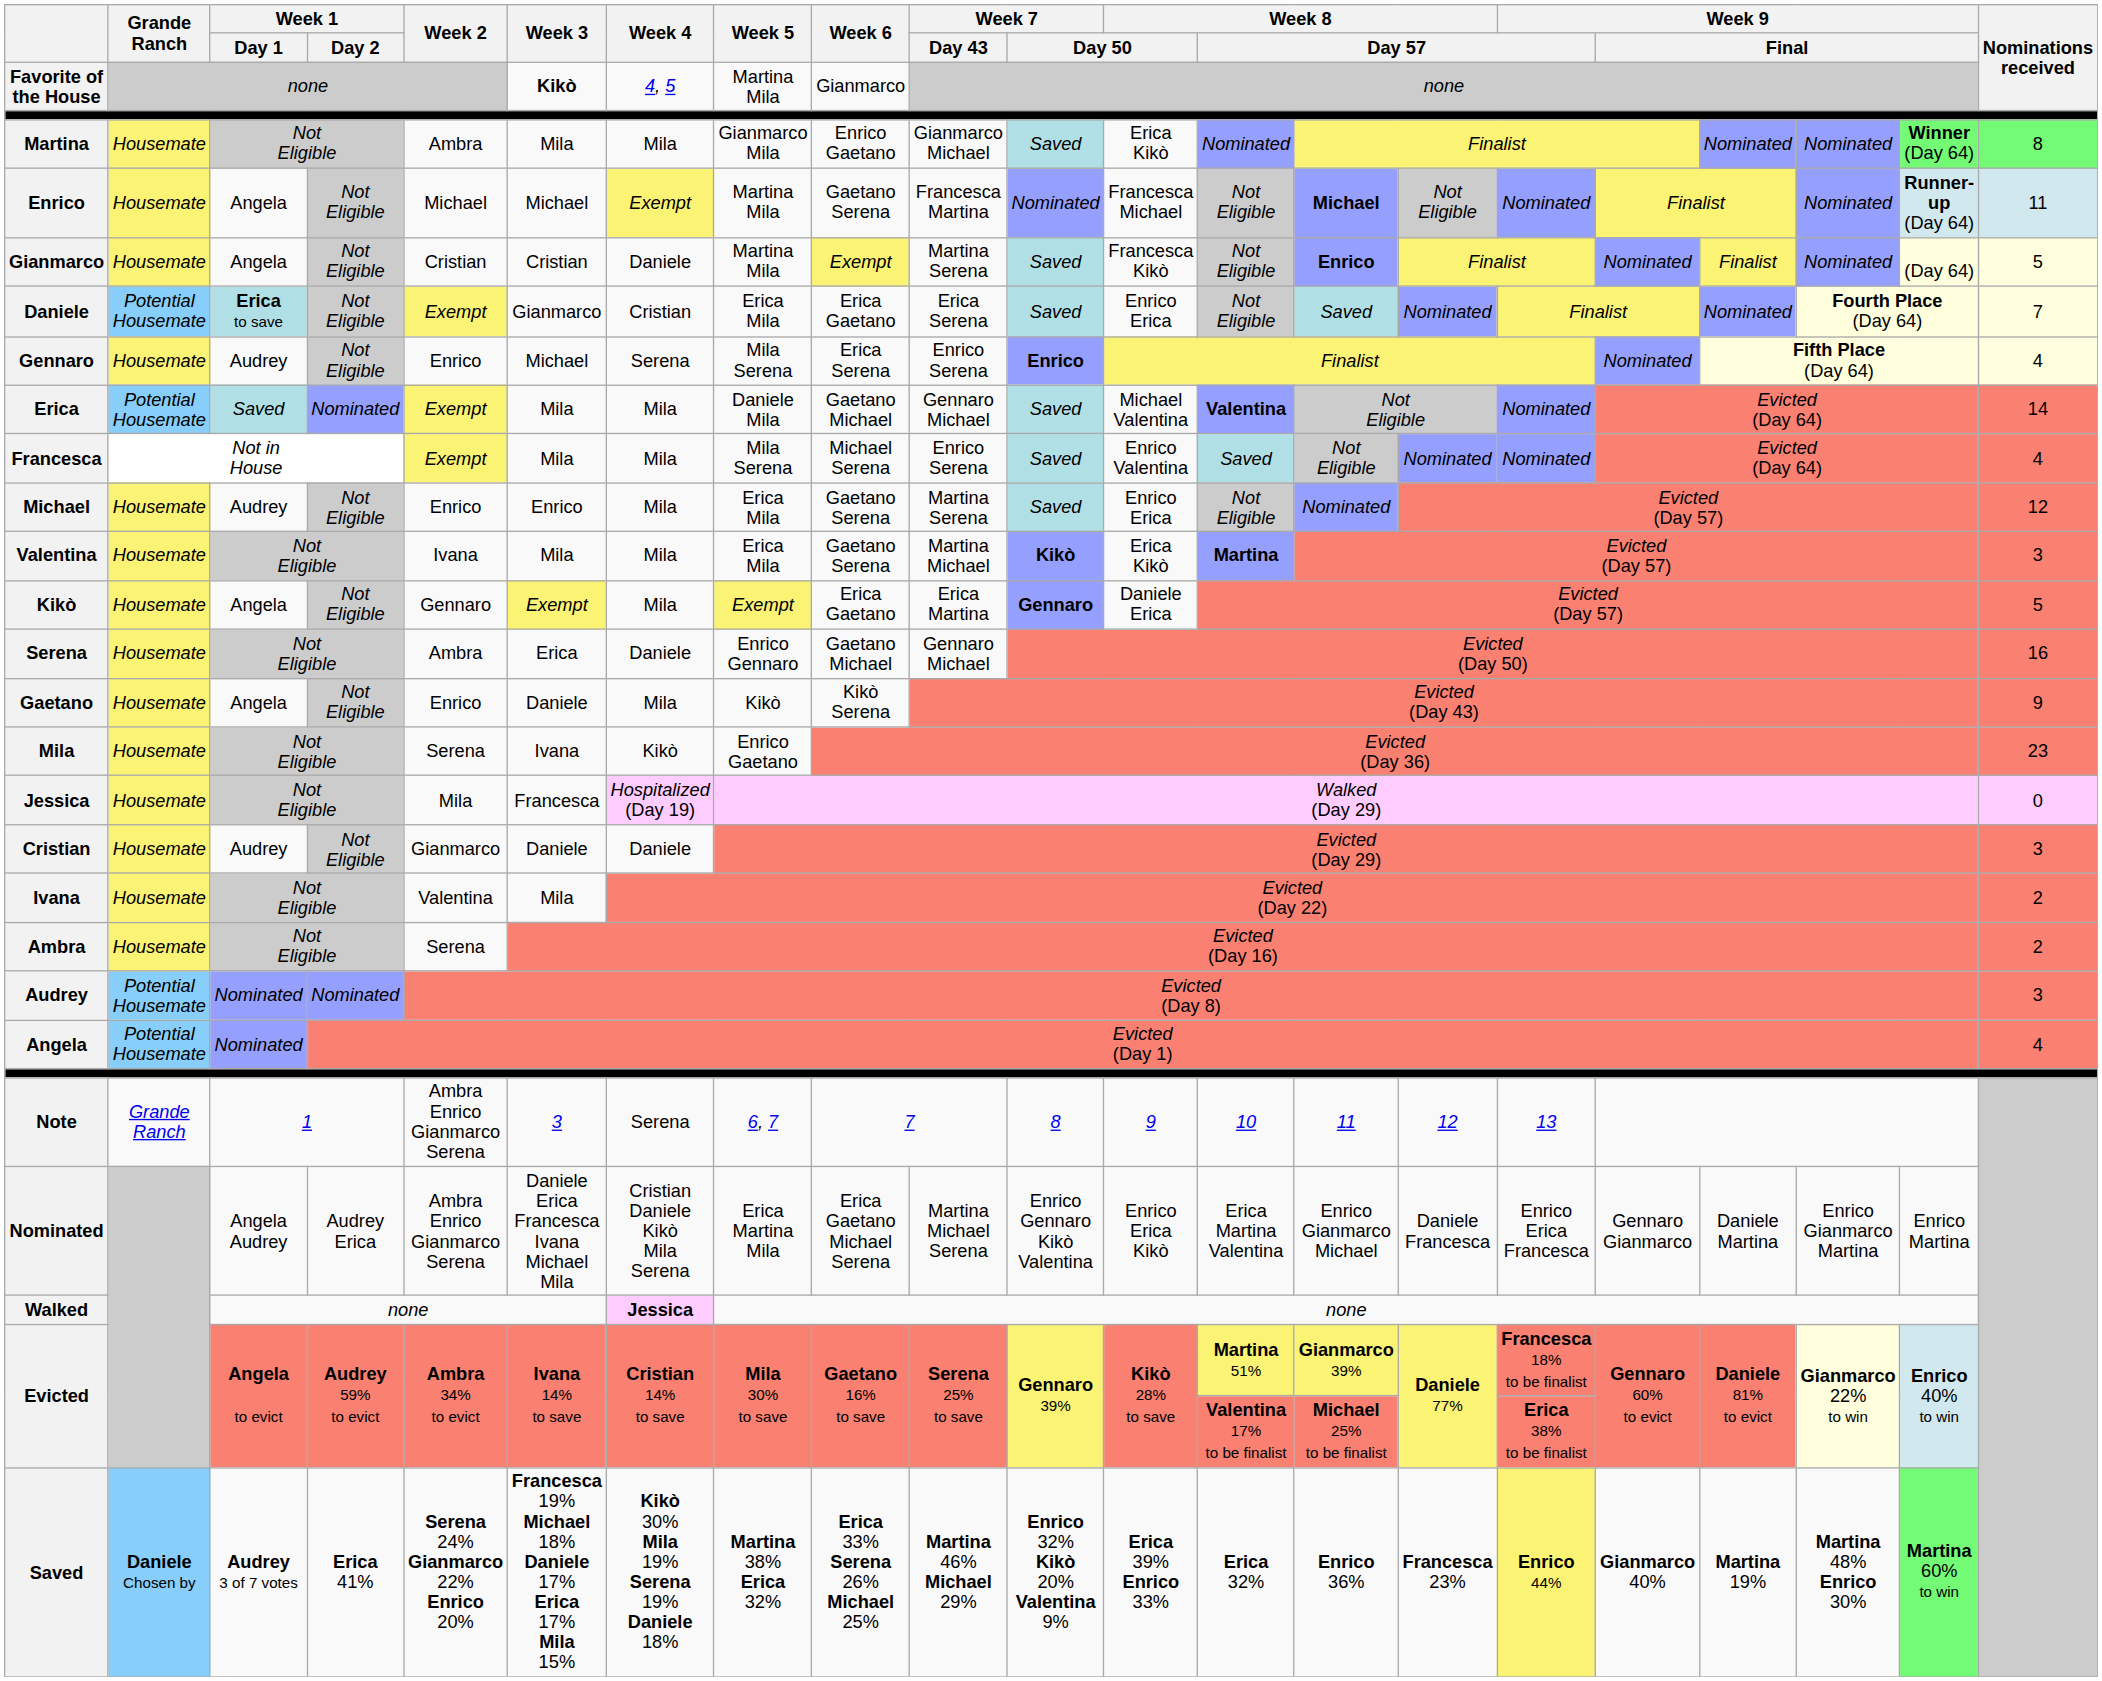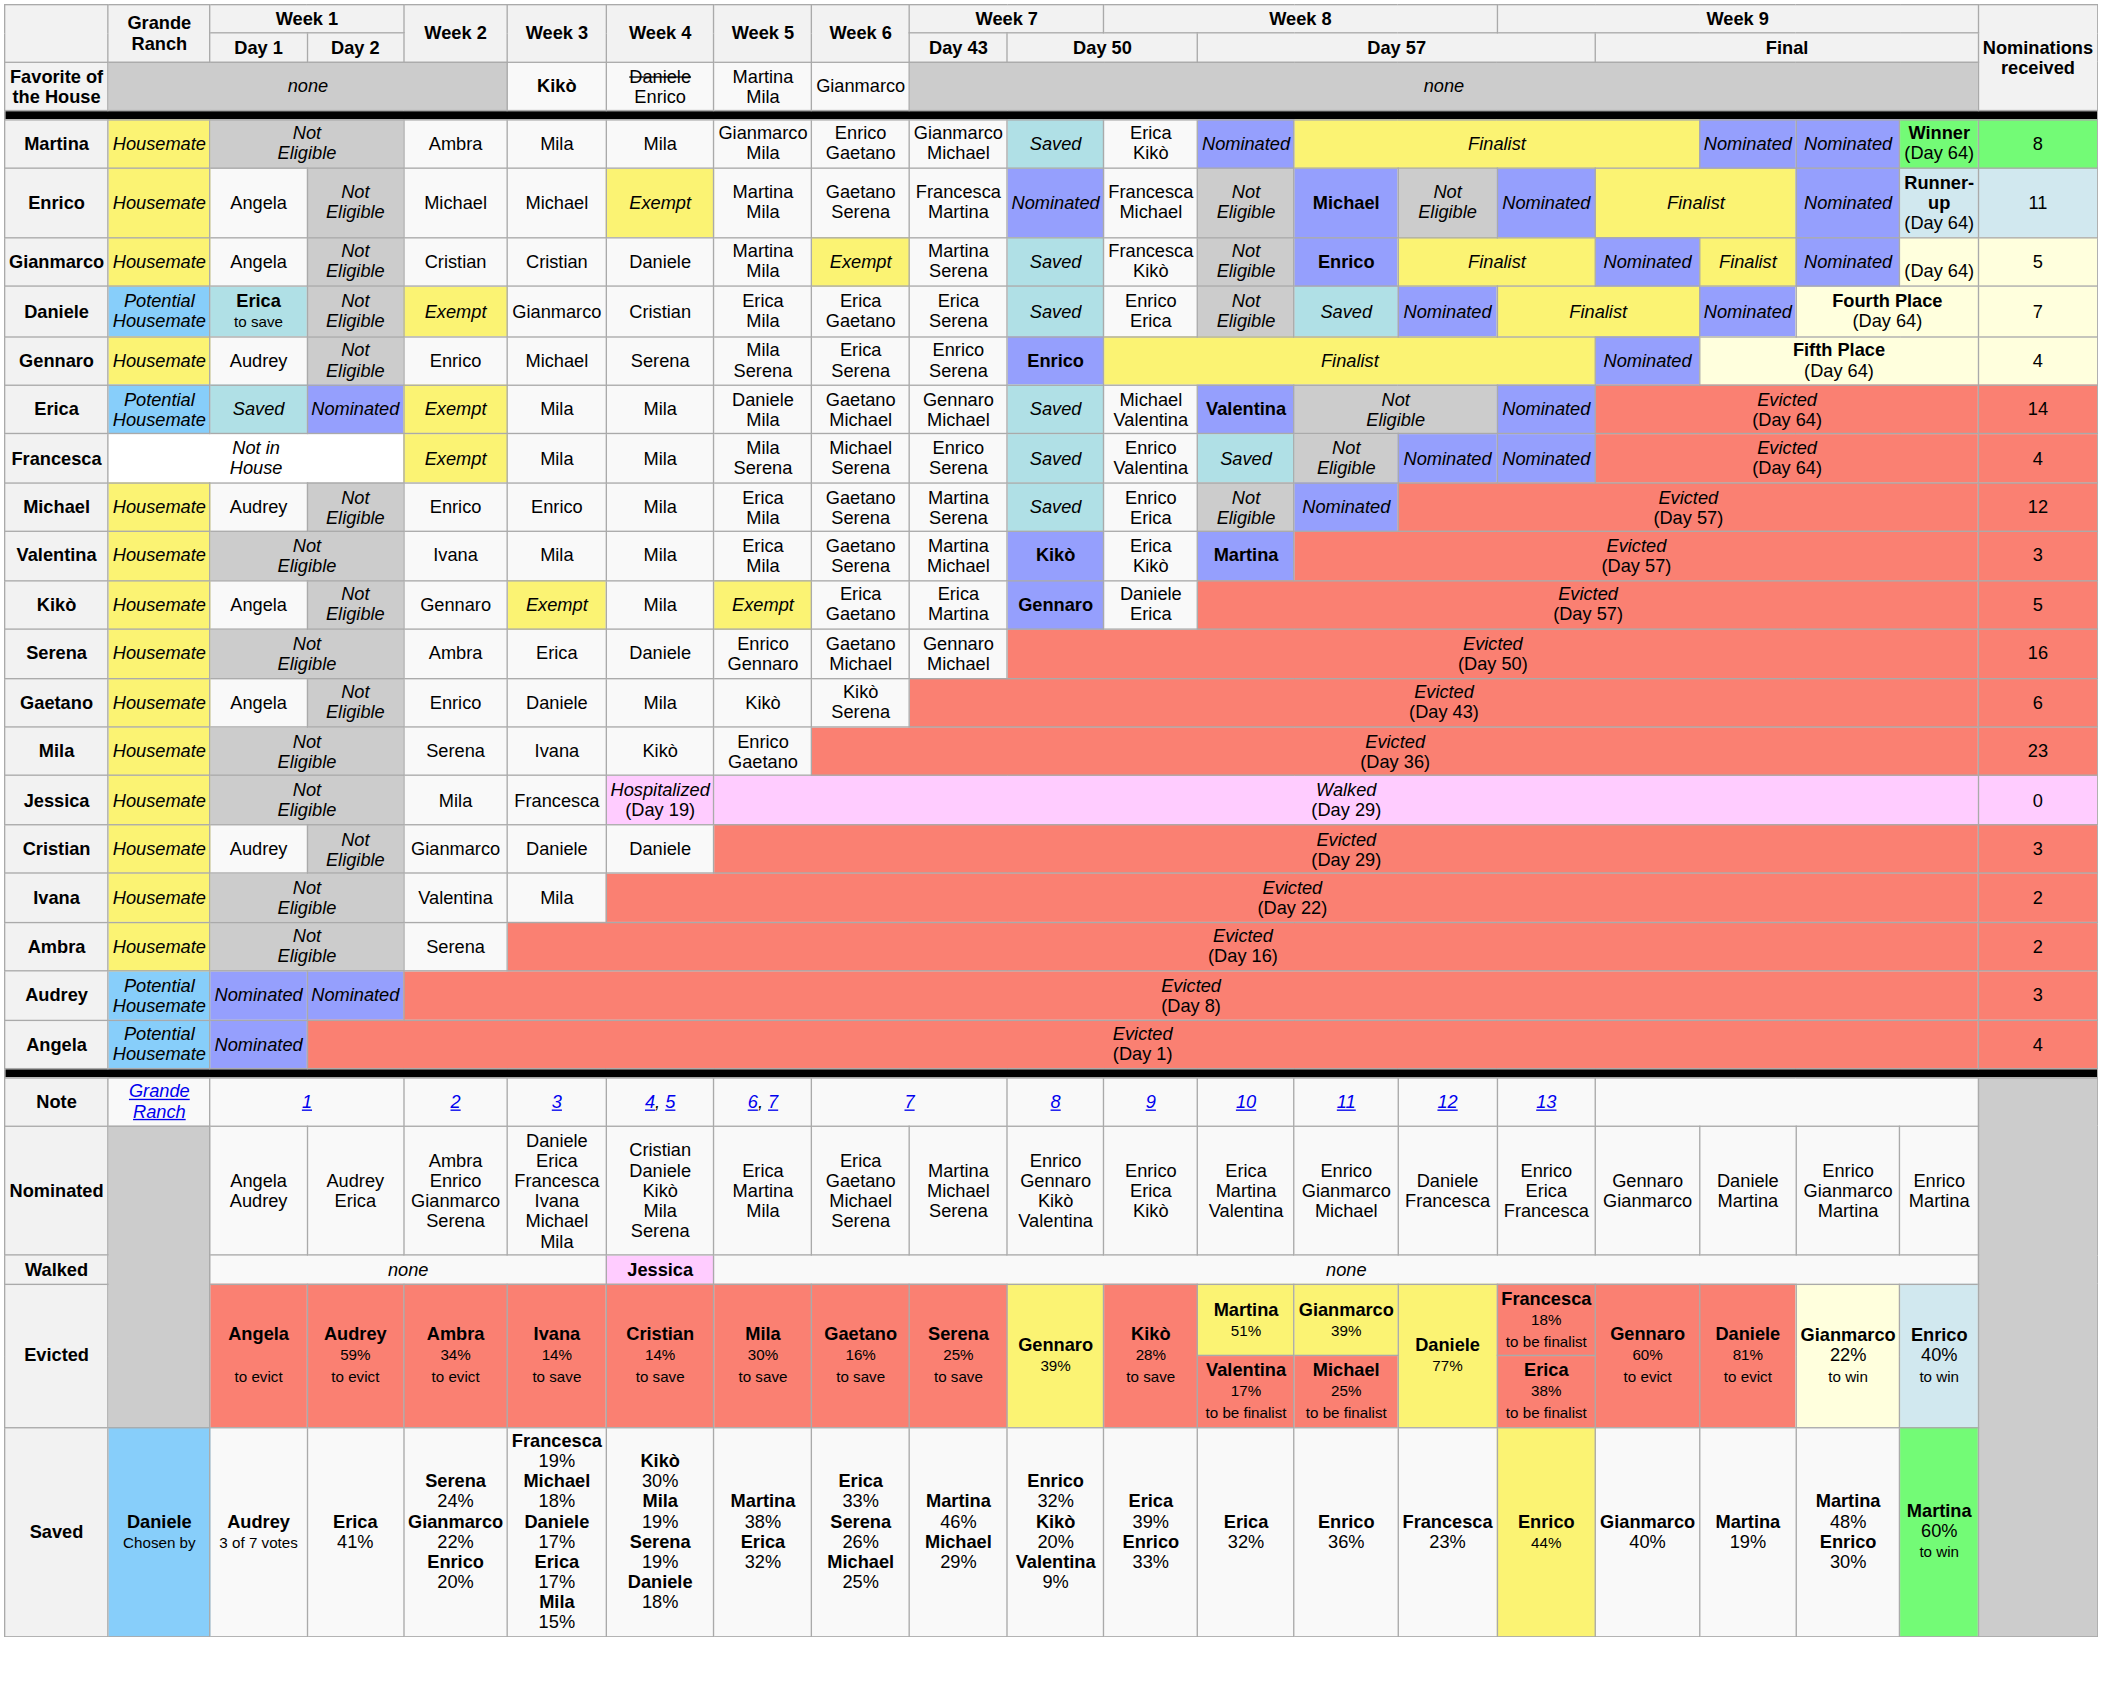(660, 86) 4, 5 -> (660, 86) Daniele Enrico
(2038, 702) 9 -> (2038, 702) 6
(456, 1121) Ambra Enrico Gianmarco Serena -> (456, 1101) 2
(660, 1121) Serena -> (660, 1101) 4, 5
